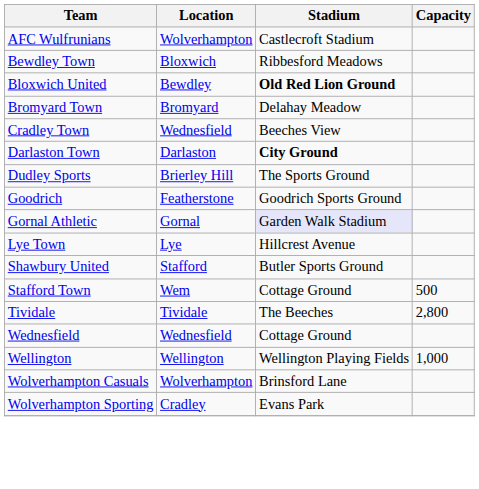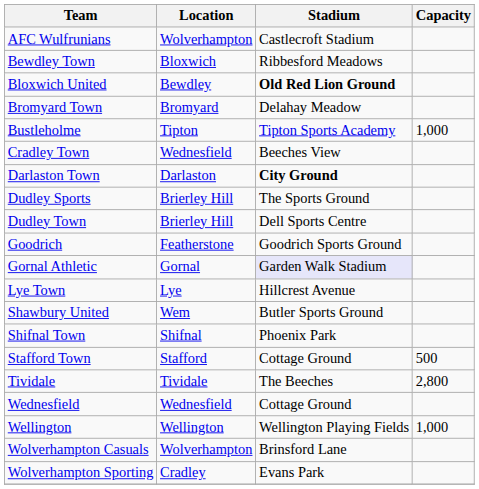+ row: (44, 130)
+ row: (47, 221)
(184, 267) Stafford -> (175, 312) Wem
+ row: (47, 335)
(175, 289) Wem -> (184, 358) Stafford
